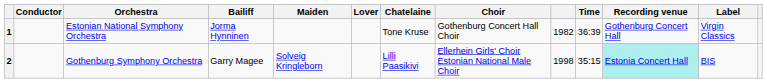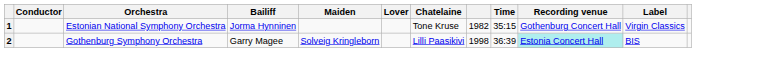- column: (493, 12)
(589, 31) 36:39 -> (505, 26) 35:15
(589, 61) 35:15 -> (505, 41) 36:39
